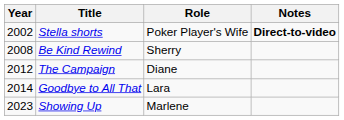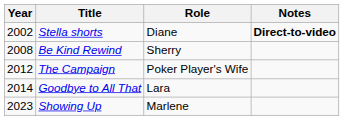(197, 32) Poker Player's Wife -> (162, 32) Diane
(162, 69) Diane -> (197, 69) Poker Player's Wife
